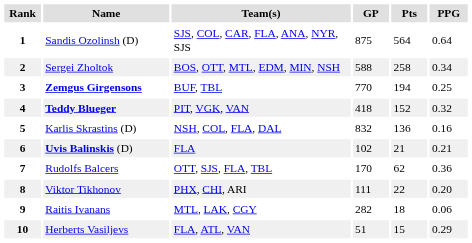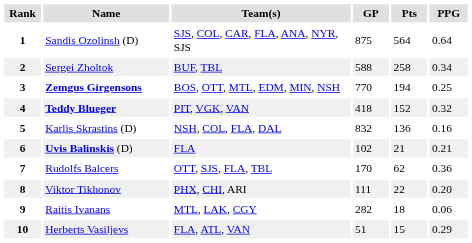(257, 67) BOS, OTT, MTL, EDM, MIN, NSH -> (198, 67) BUF, TBL
(198, 87) BUF, TBL -> (257, 87) BOS, OTT, MTL, EDM, MIN, NSH
